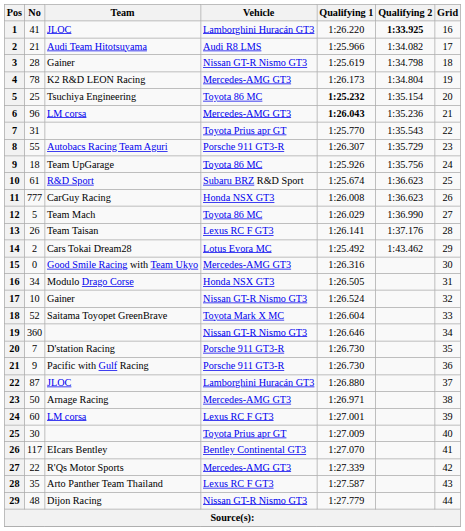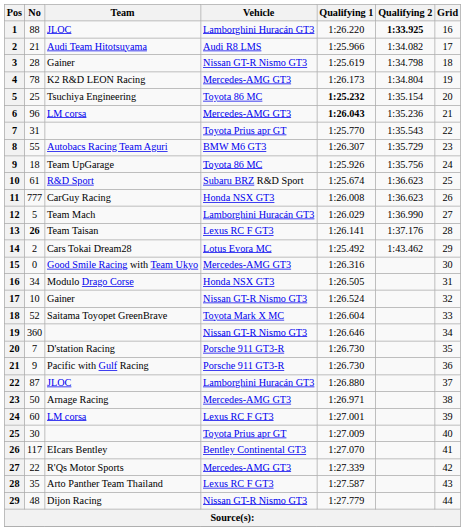(35, 29) 41 -> (35, 29) 88
(244, 147) Porsche 911 GT3-R -> (235, 147) BMW M6 GT3
(233, 214) Toyota 86 MC -> (259, 214) Lamborghini Huracán GT3
(35, 231) normal -> (35, 231) bold
